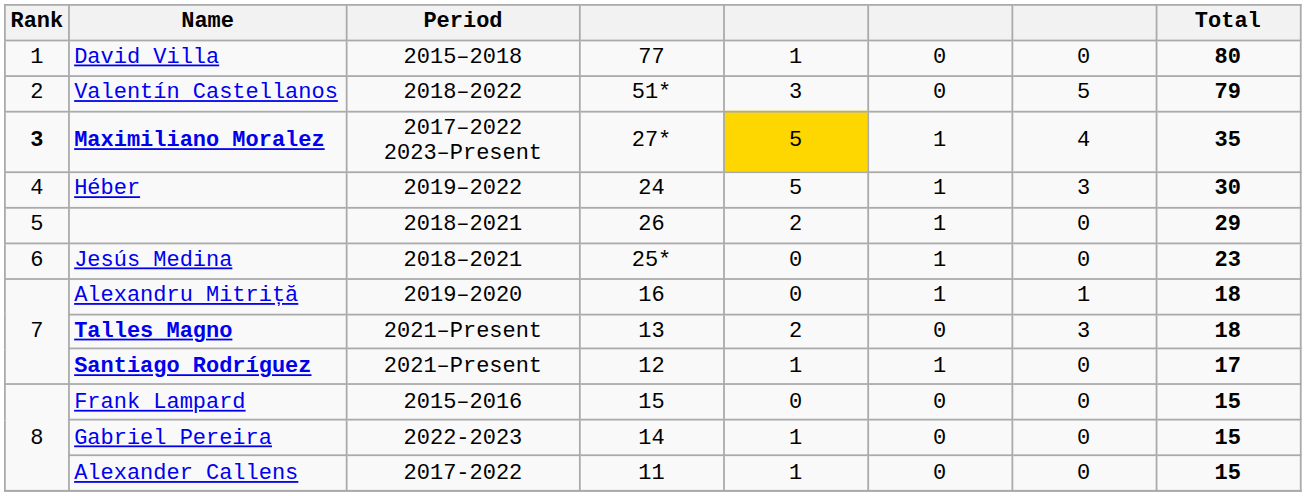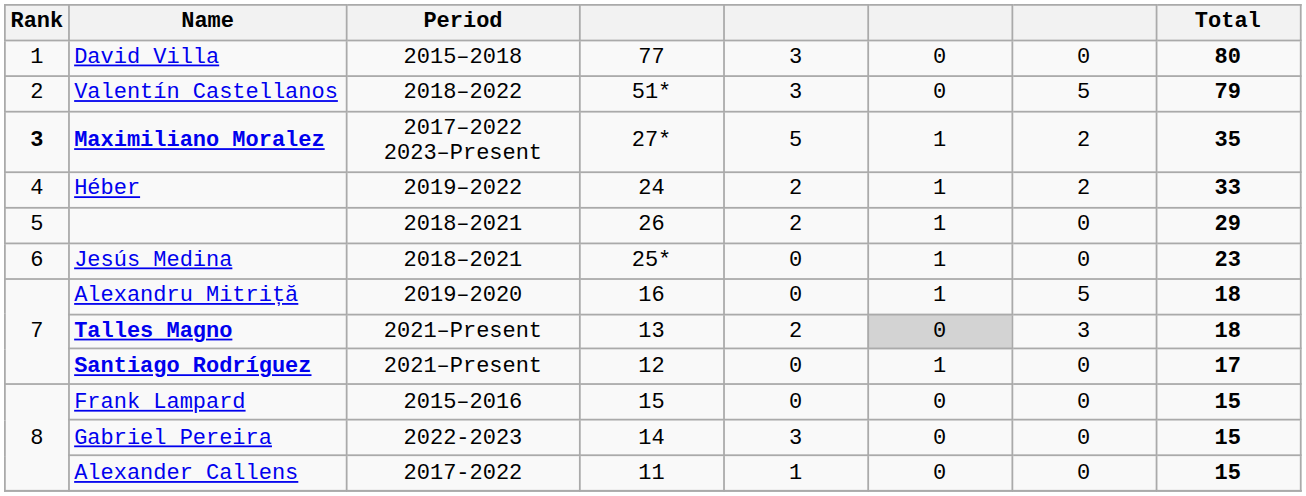(796, 58) 1 -> (796, 58) 3
(796, 142) gold background -> (796, 142) no background
(1084, 142) 4 -> (1084, 142) 2
(796, 190) 5 -> (796, 190) 2
(1084, 190) 3 -> (1084, 190) 2
(1228, 190) 30 -> (1228, 190) 33
(1084, 296) 1 -> (1084, 296) 5
(940, 332) no background -> (940, 332) lightgrey background
(796, 367) 1 -> (796, 367) 0
(796, 438) 1 -> (796, 438) 3
